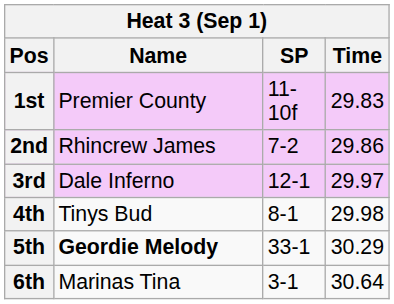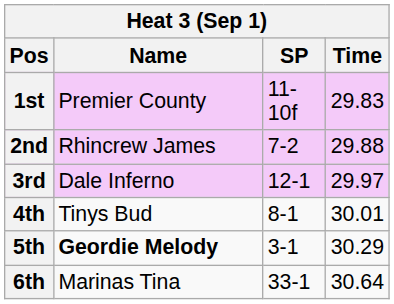(357, 146) 29.86 -> (357, 146) 29.88
(357, 214) 29.98 -> (357, 214) 30.01
(289, 247) 33-1 -> (283, 247) 3-1
(283, 281) 3-1 -> (289, 281) 33-1
